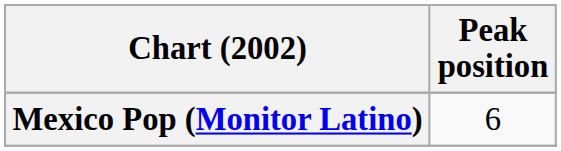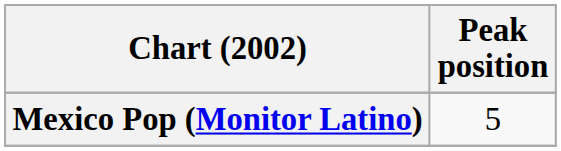(493, 118) 6 -> (493, 118) 5
